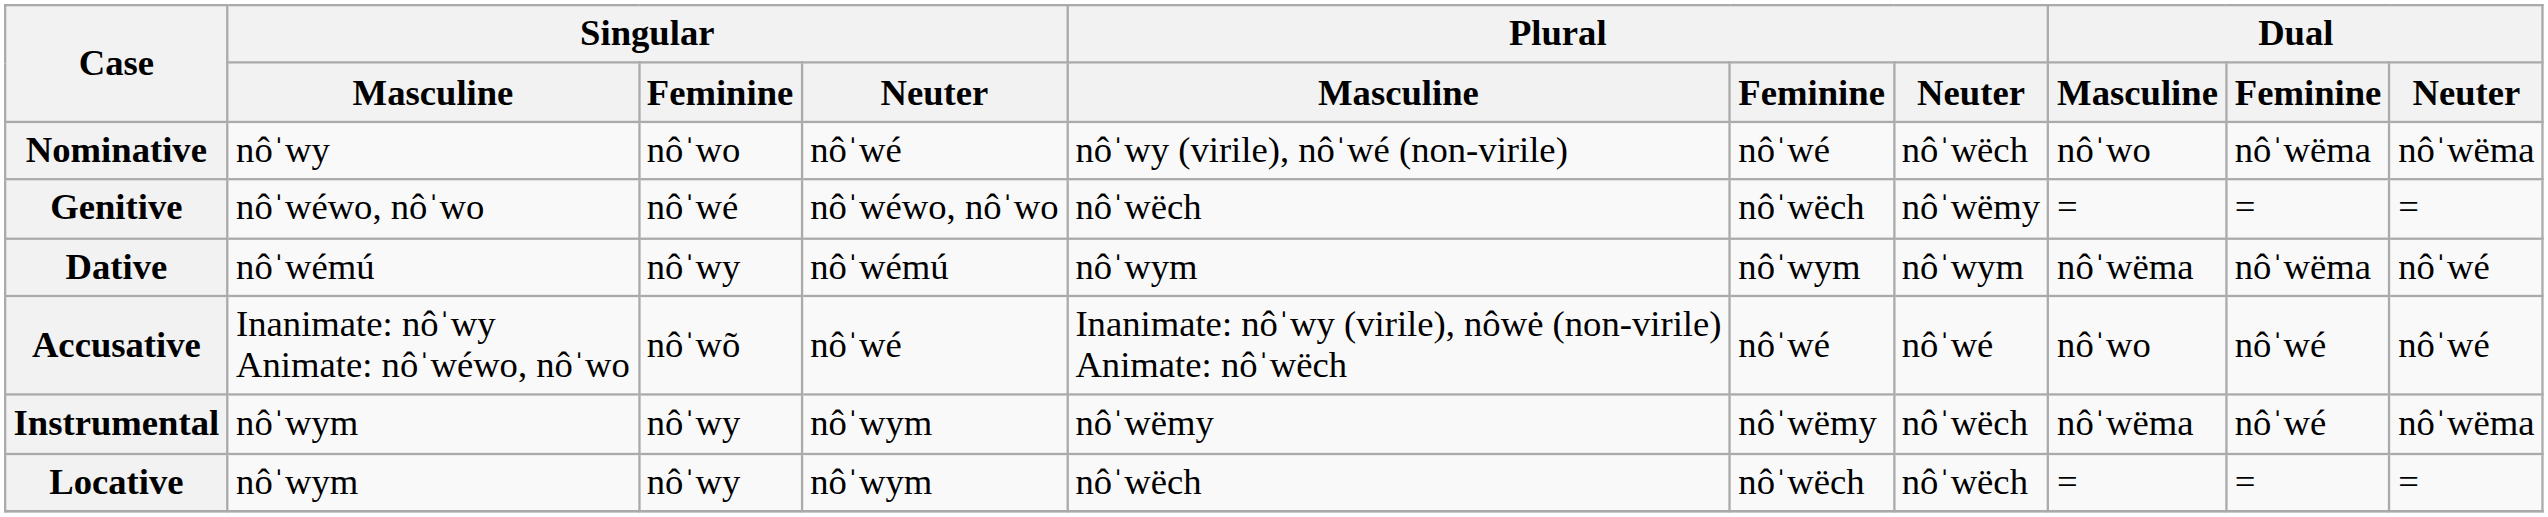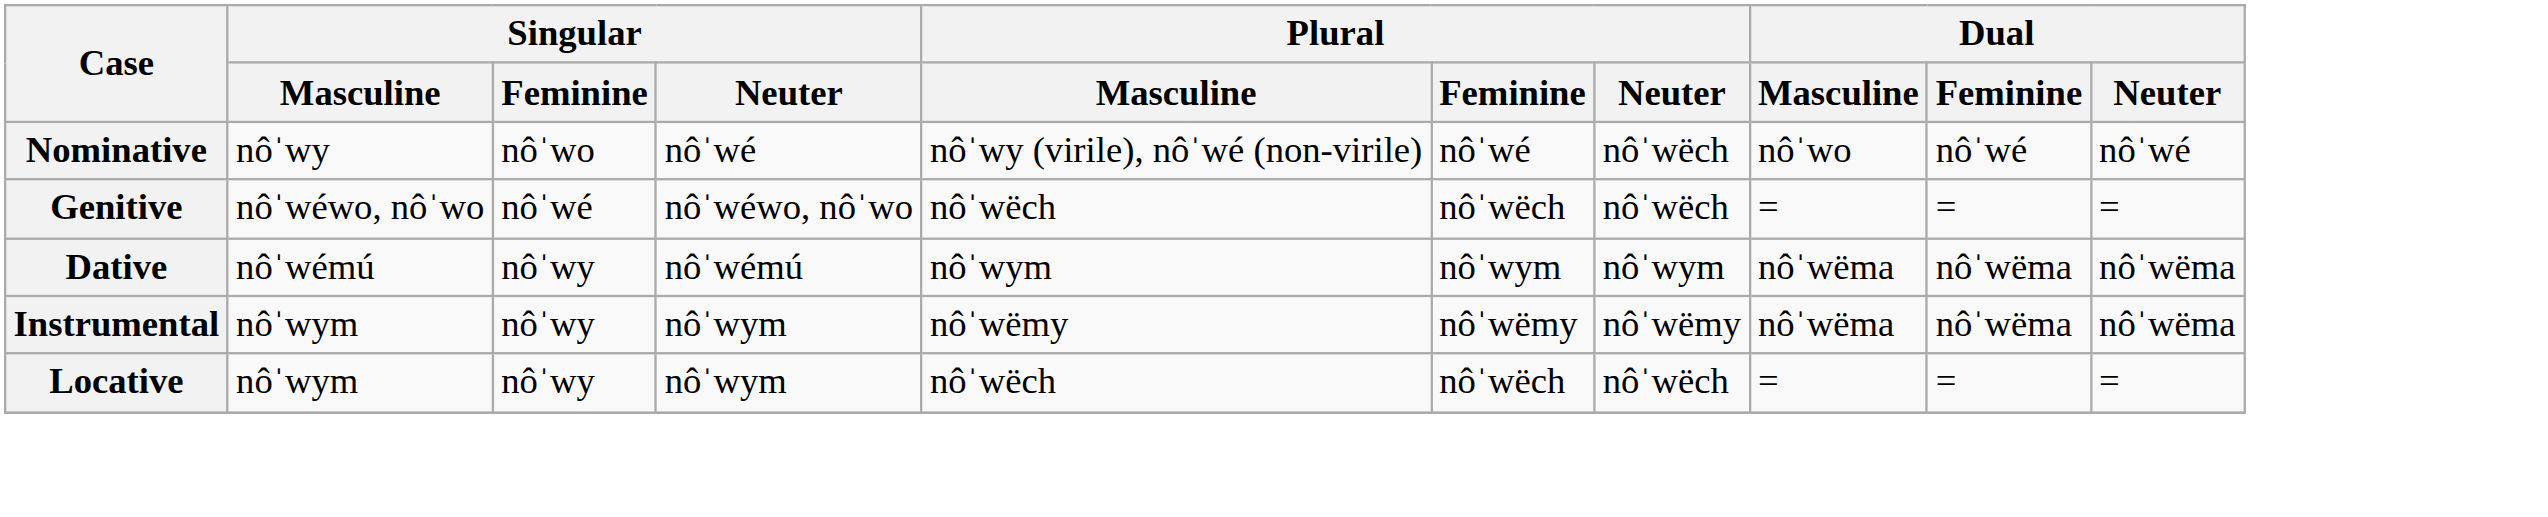(2303, 149) nôˈwëma -> (1981, 149) nôˈwé
(2466, 149) nôˈwëma -> (2145, 149) nôˈwé
(1971, 207) nôˈwëmy -> (1666, 207) nôˈwëch
(2444, 265) nôˈwé -> (2167, 265) nôˈwëma
- row: (116, 344)
(1965, 423) nôˈwëch -> (1672, 324) nôˈwëmy
(2281, 423) nôˈwé -> (2004, 324) nôˈwëma
